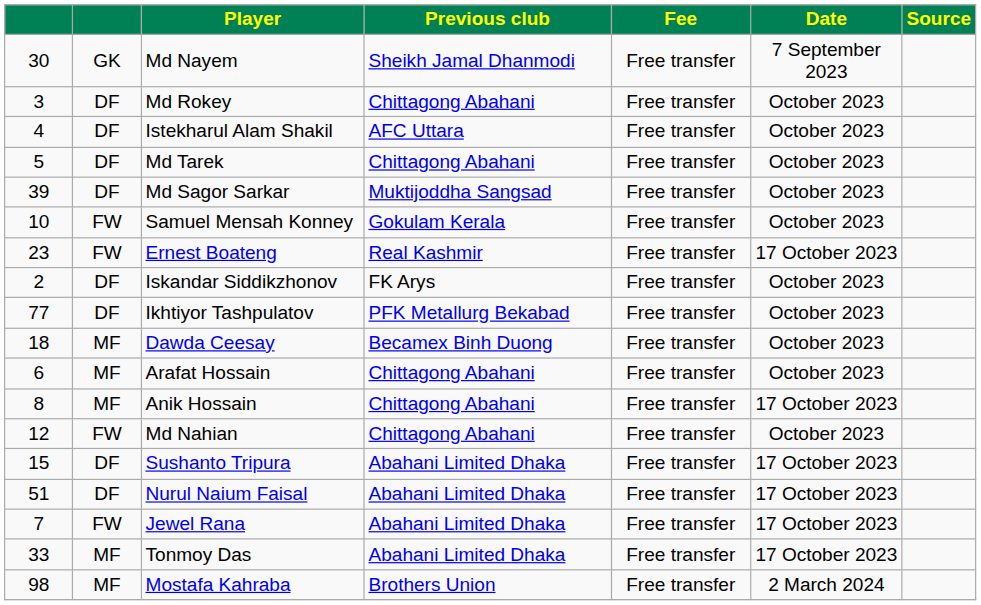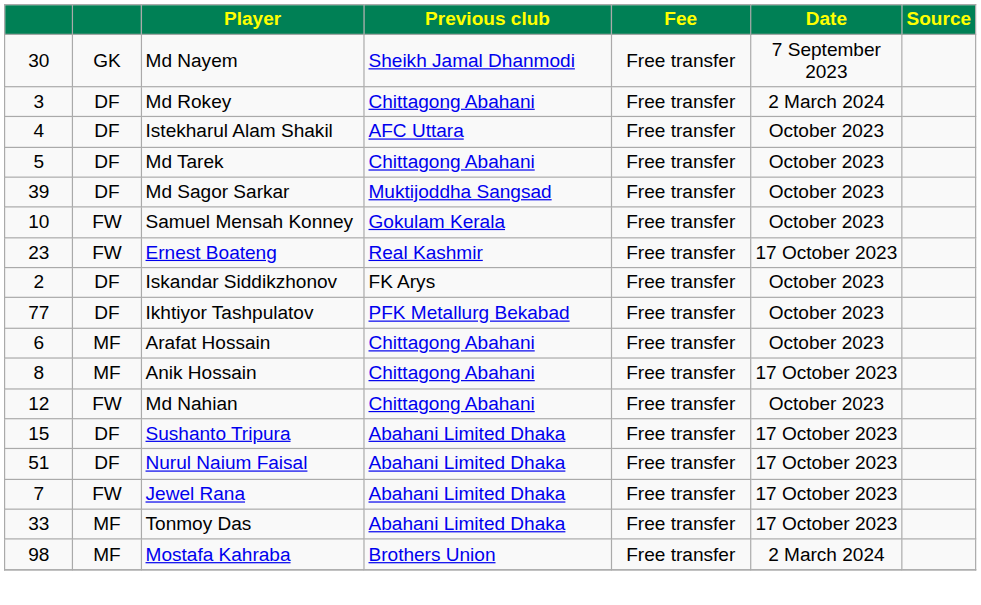(826, 101) October 2023 -> (826, 101) 2 March 2024
- row: (210, 342)
